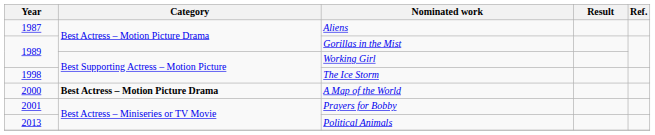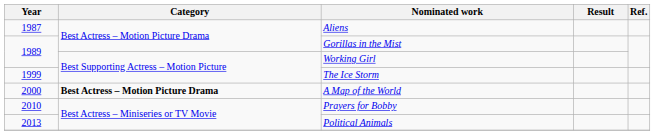(31, 75) 1998 -> (31, 75) 1999
(31, 106) 2001 -> (31, 106) 2010
